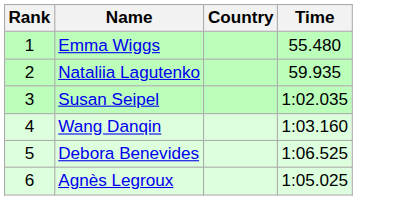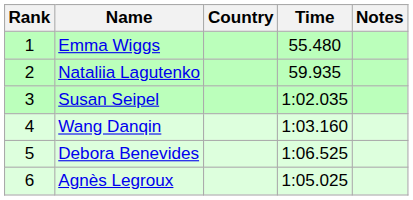+ column: (380, 18)
